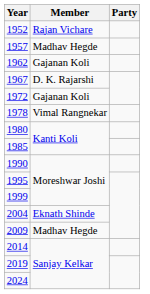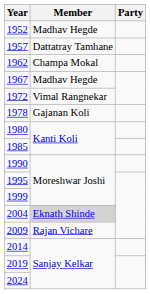(63, 29) Rajan Vichare -> (65, 29) Madhav Hegde
(65, 46) Madhav Hegde -> (73, 46) Dattatray Tamhane
(61, 63) Gajanan Koli -> (65, 63) Champa Mokal
(63, 79) D. K. Rajarshi -> (65, 79) Madhav Hegde
(61, 96) Gajanan Koli -> (70, 96) Vimal Rangnekar
(70, 113) Vimal Rangnekar -> (61, 113) Gajanan Koli
(64, 213) no background -> (64, 213) lightgrey background
(65, 230) Madhav Hegde -> (63, 230) Rajan Vichare
